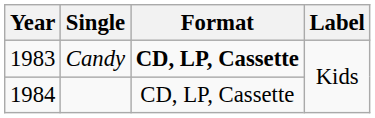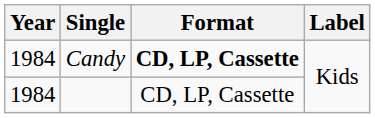(33, 58) 1983 -> (33, 58) 1984
